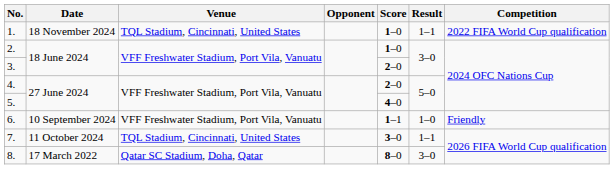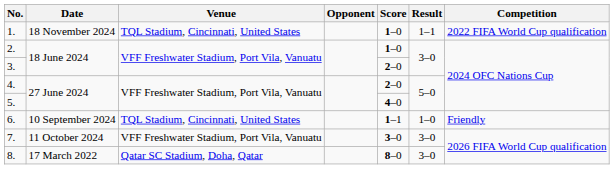(221, 119) VFF Freshwater Stadium, Port Vila, Vanuatu -> (211, 119) TQL Stadium, Cincinnati, United States
(211, 137) TQL Stadium, Cincinnati, United States -> (221, 137) VFF Freshwater Stadium, Port Vila, Vanuatu
(427, 137) 1–1 -> (427, 137) 3–0
